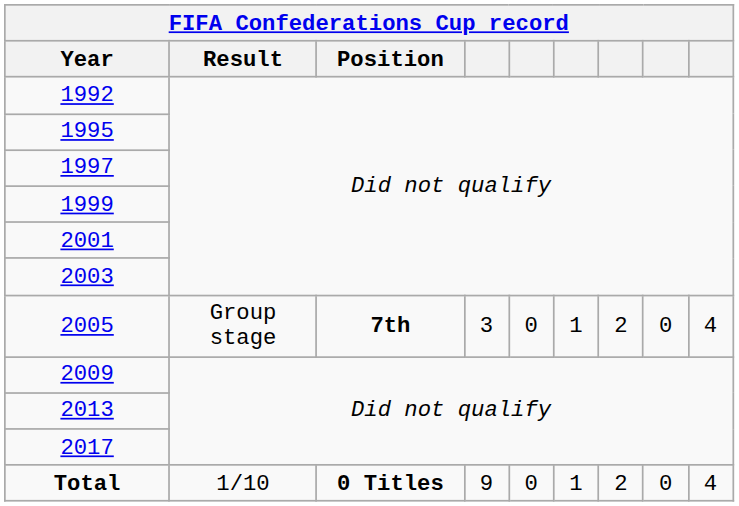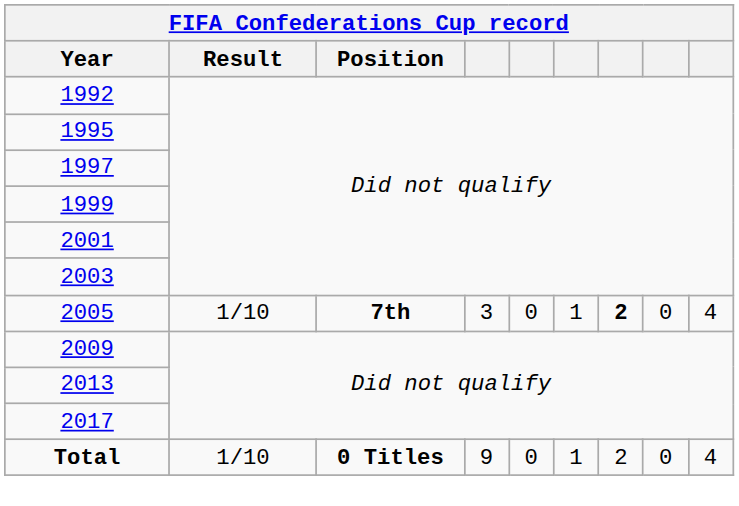(243, 326) Group stage -> (243, 313) 1/10
(621, 326) normal -> (621, 313) bold
